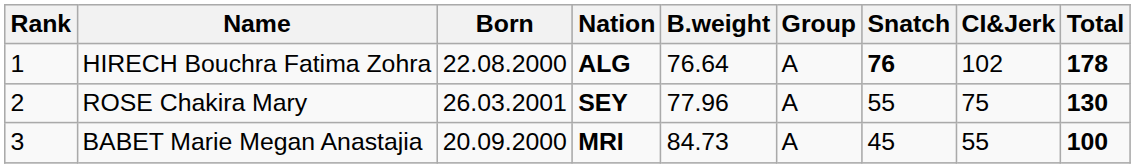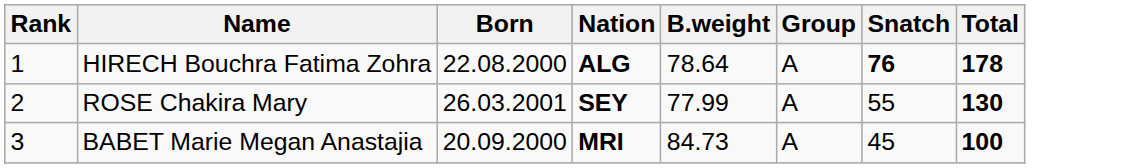- column: (1008, 24)
(698, 63) 76.64 -> (698, 63) 78.64
(698, 102) 77.96 -> (698, 102) 77.99
